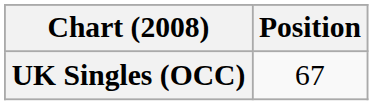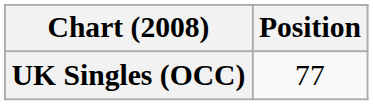(310, 74) 67 -> (310, 74) 77
